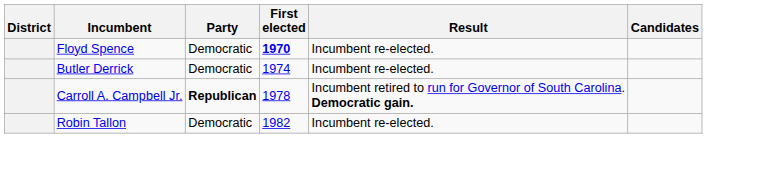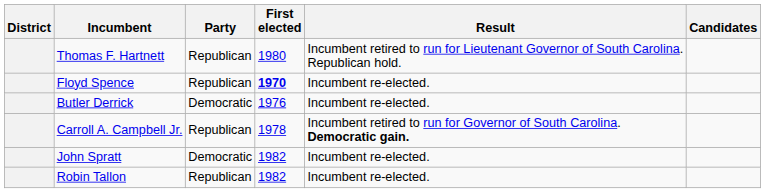+ row: (110, 55)
(220, 48) Democratic -> (220, 83) Republican
(276, 68) 1974 -> (272, 103) 1976
(222, 95) bold -> (220, 130) normal
+ row: (89, 157)
(220, 123) Democratic -> (220, 177) Republican
